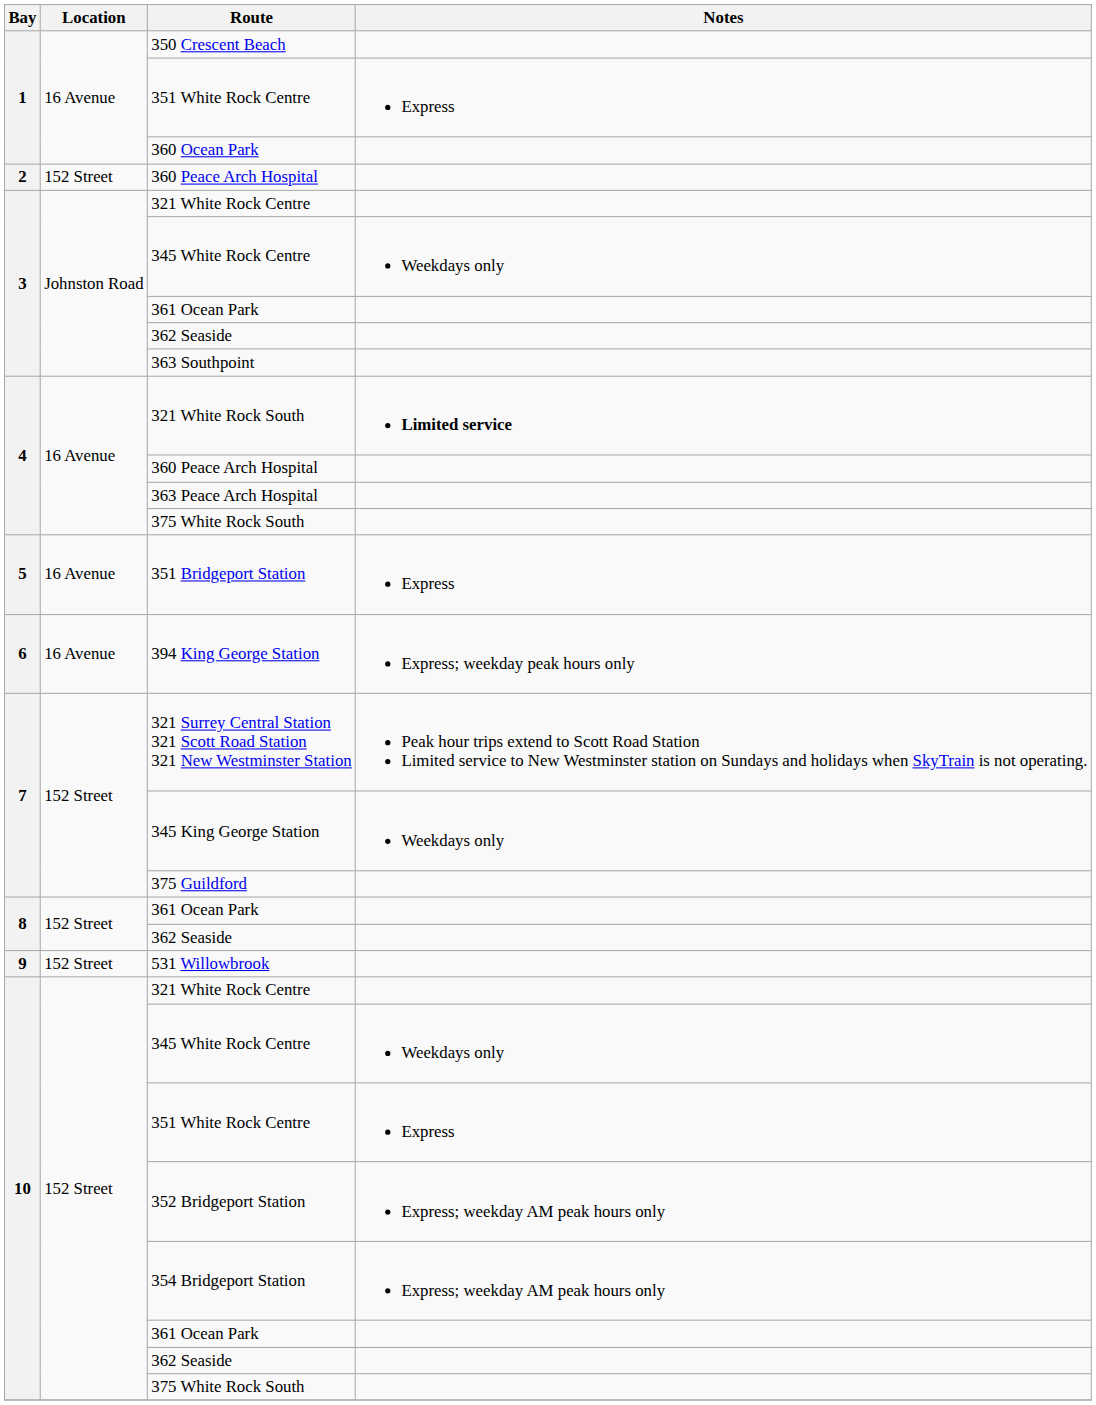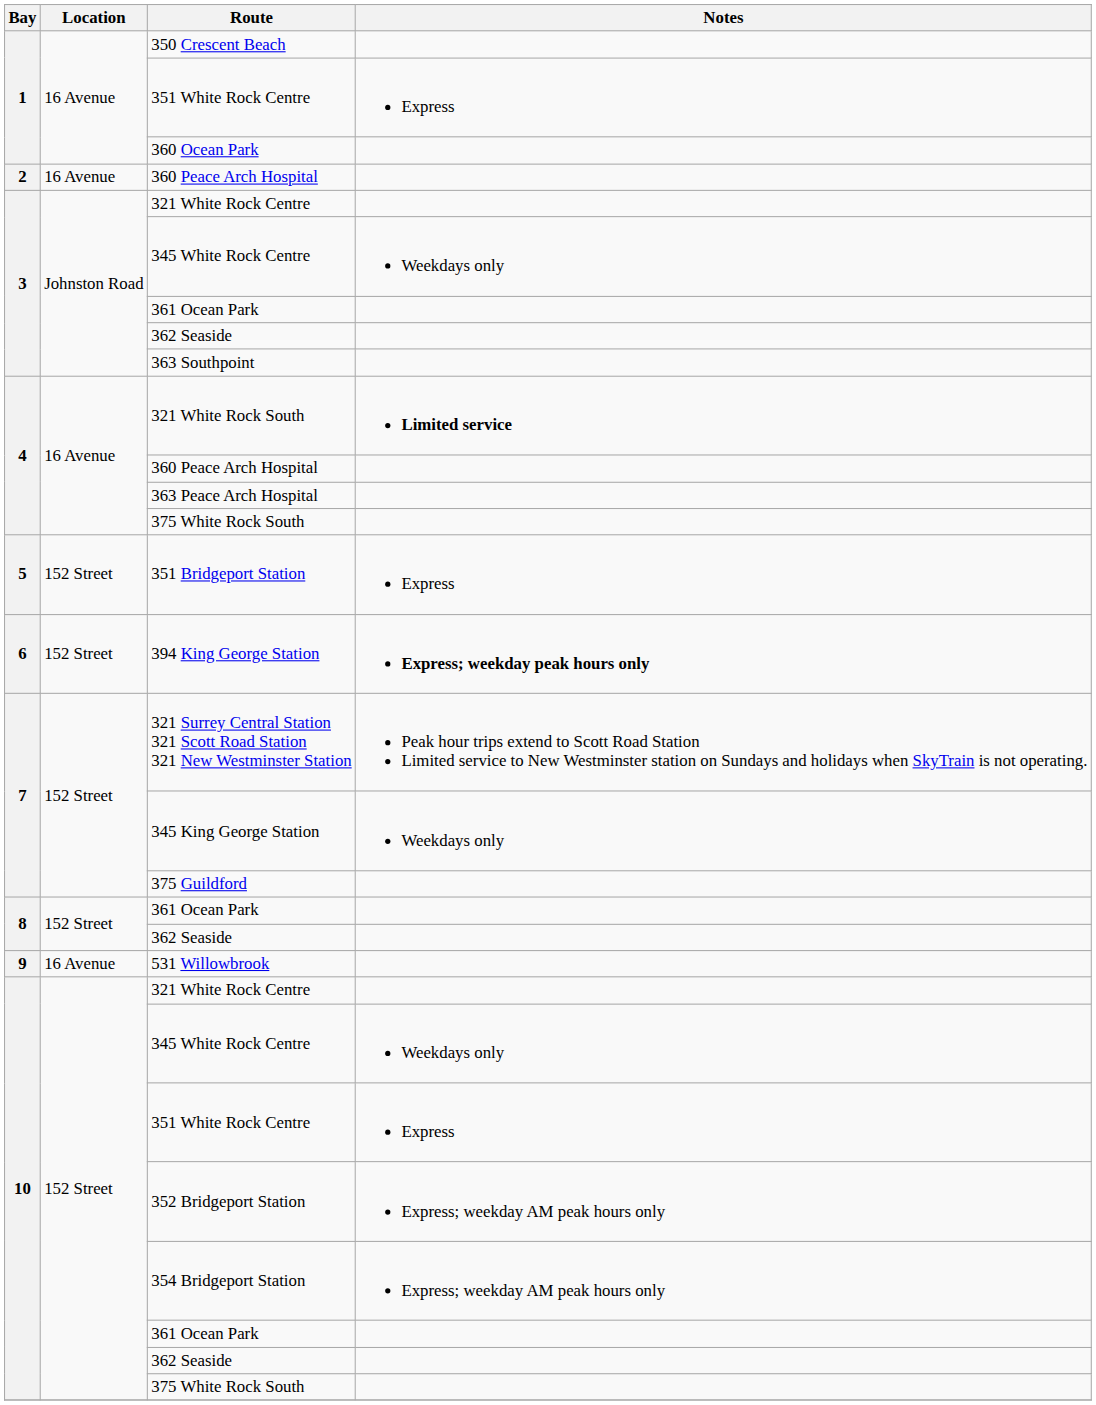(78, 176) 152 Street -> (80, 176) 16 Avenue
(80, 574) 16 Avenue -> (78, 574) 152 Street
(80, 653) 16 Avenue -> (78, 653) 152 Street
(723, 663) normal -> (723, 663) bold
(78, 963) 152 Street -> (80, 963) 16 Avenue
